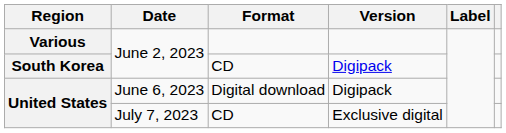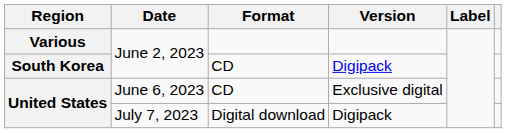(268, 90) Digital download -> (223, 90) CD
(362, 90) Digipack -> (388, 90) Exclusive digital
(223, 115) CD -> (268, 115) Digital download
(388, 115) Exclusive digital -> (362, 115) Digipack
